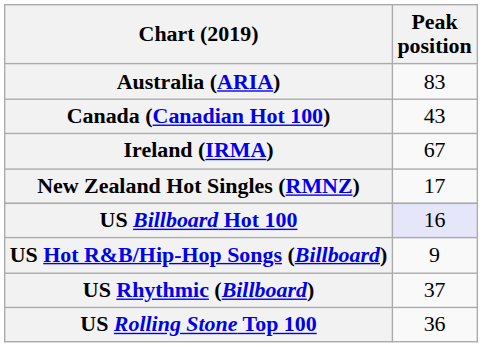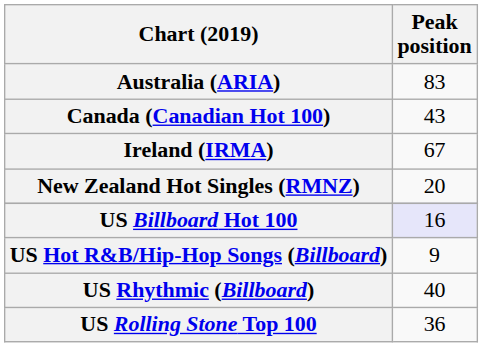(435, 185) 17 -> (435, 185) 20
(435, 289) 37 -> (435, 289) 40
